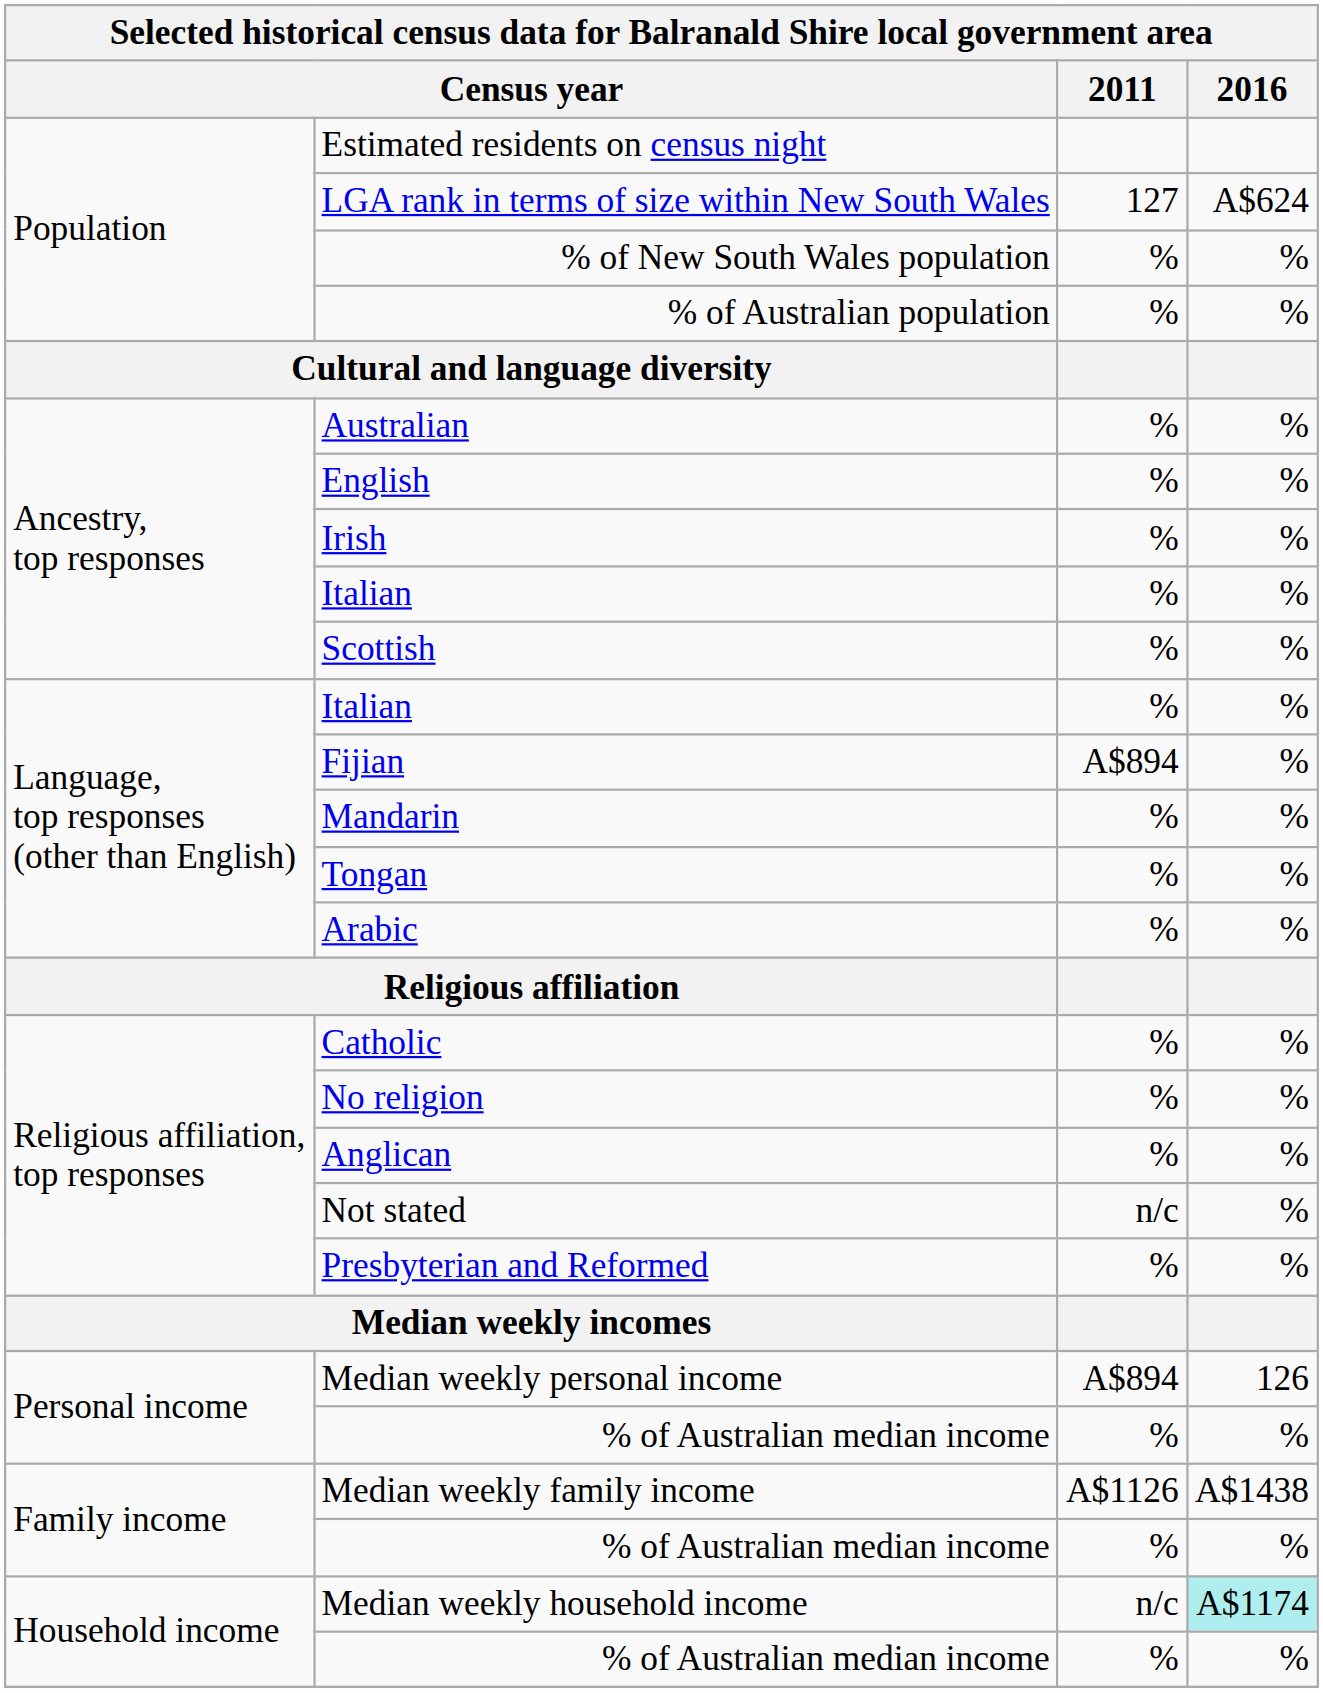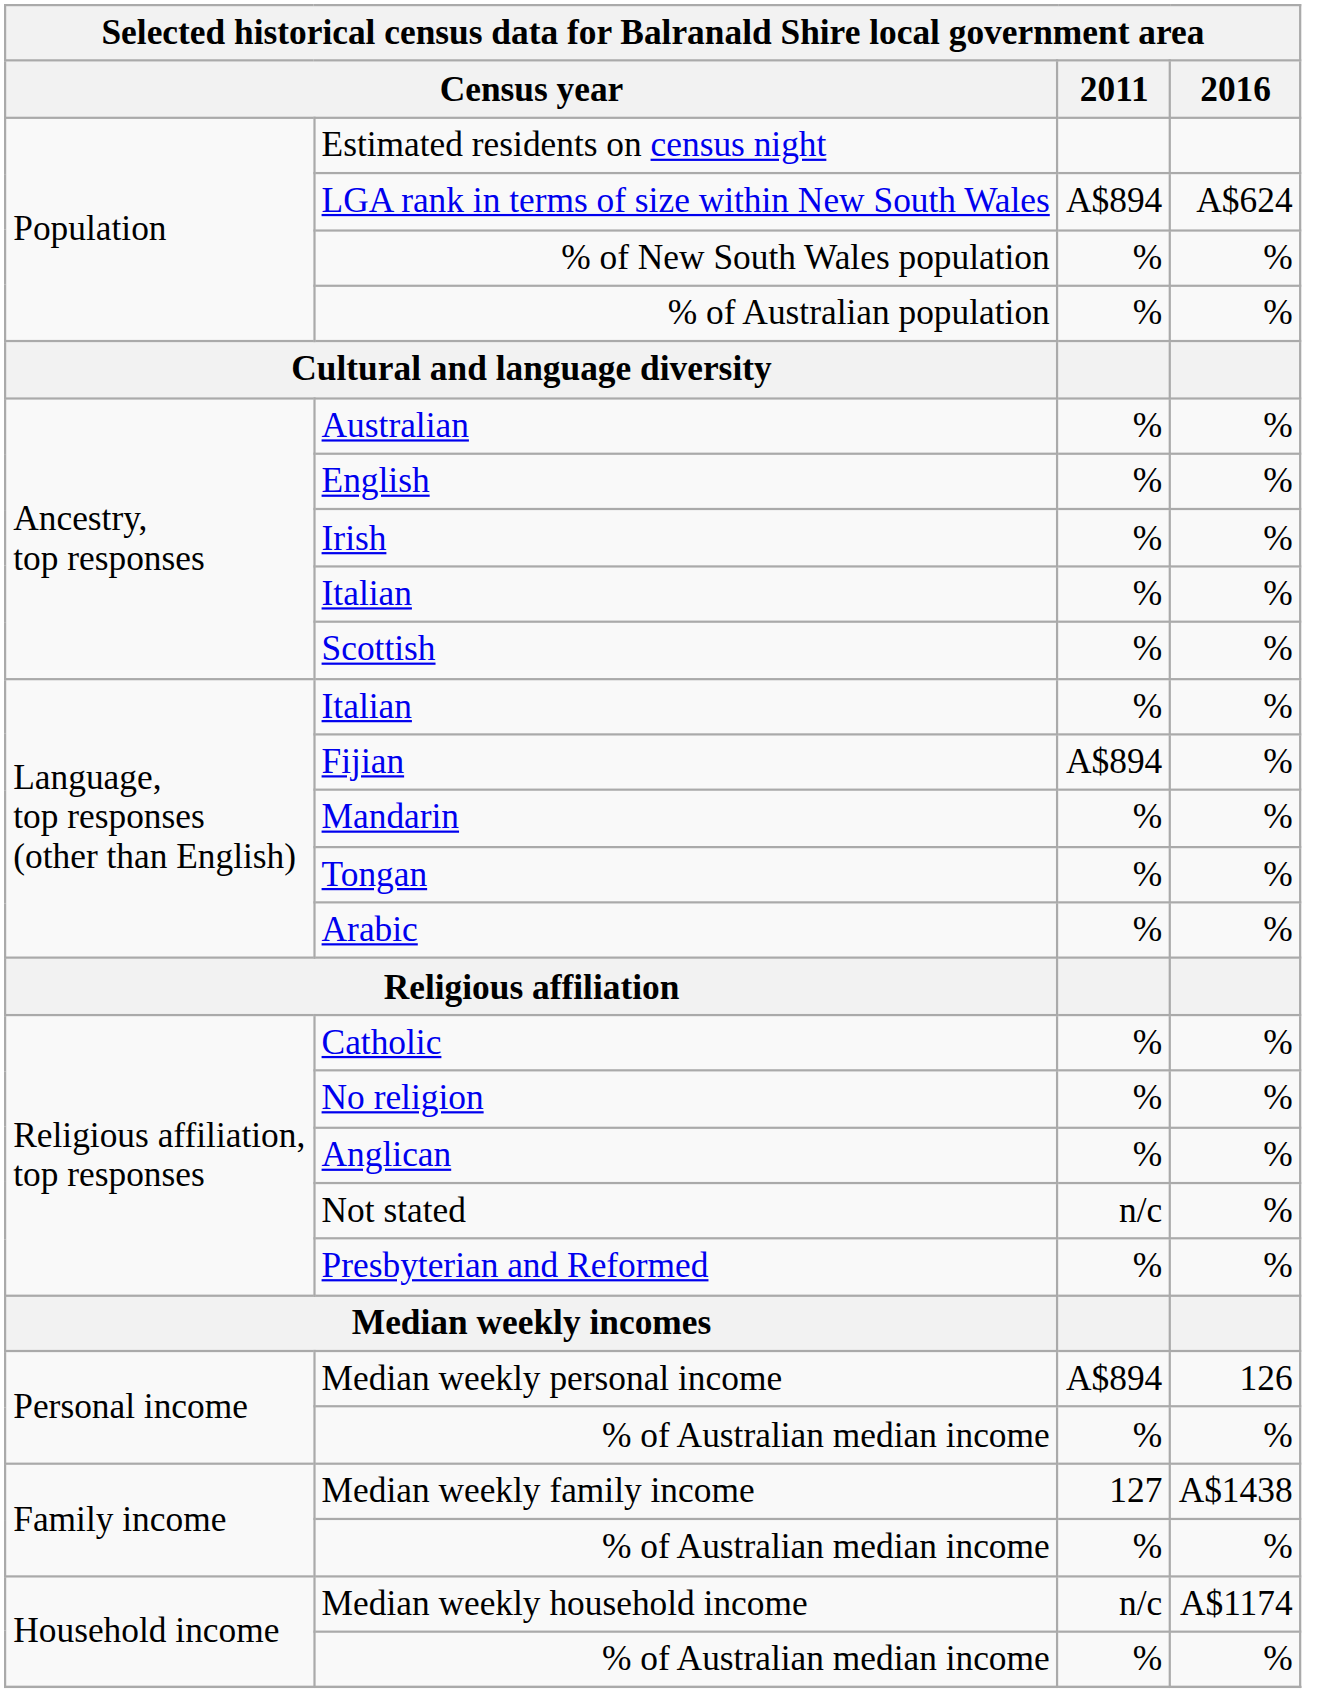(1152, 200) 127 -> (1114, 200) A$894
(1122, 1490) A$1126 -> (1136, 1490) 127
(1253, 1602) paleturquoise background -> (1236, 1602) no background
